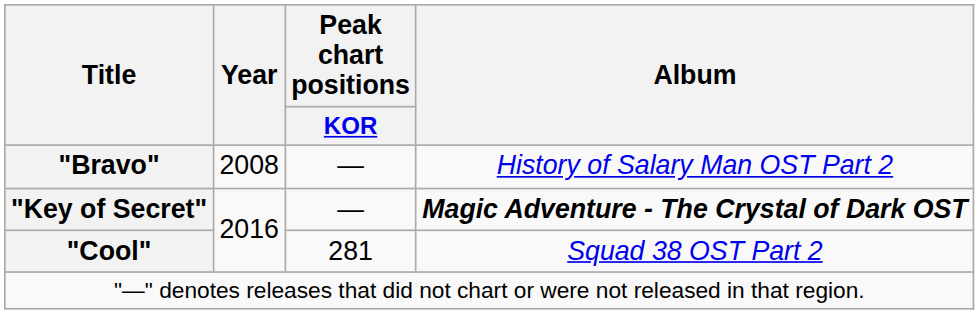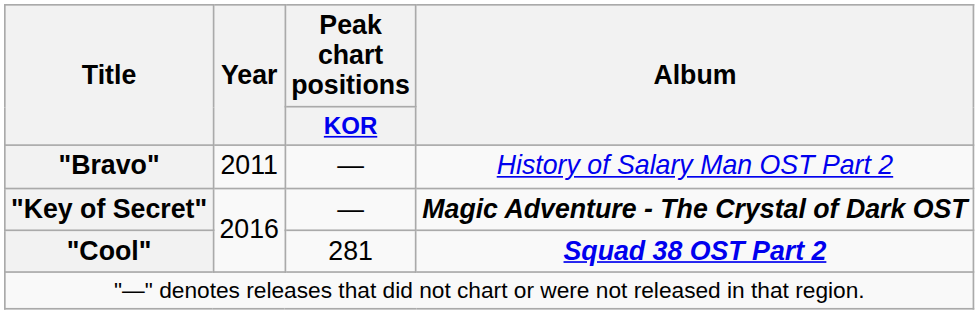(249, 166) 2008 -> (249, 166) 2011
(695, 250) normal -> (695, 250) bold
